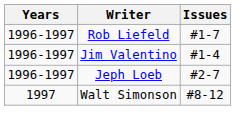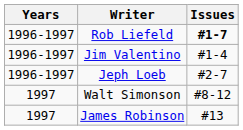(205, 35) normal -> (213, 35) bold
+ row: (132, 115)
